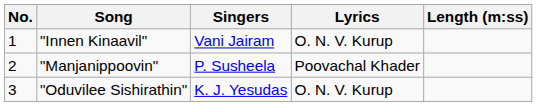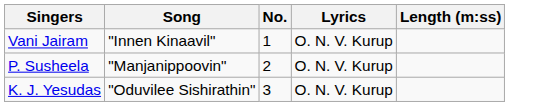columns swapped: (20, 17) <-> (241, 17)
(357, 65) Poovachal Khader -> (344, 65) O. N. V. Kurup
